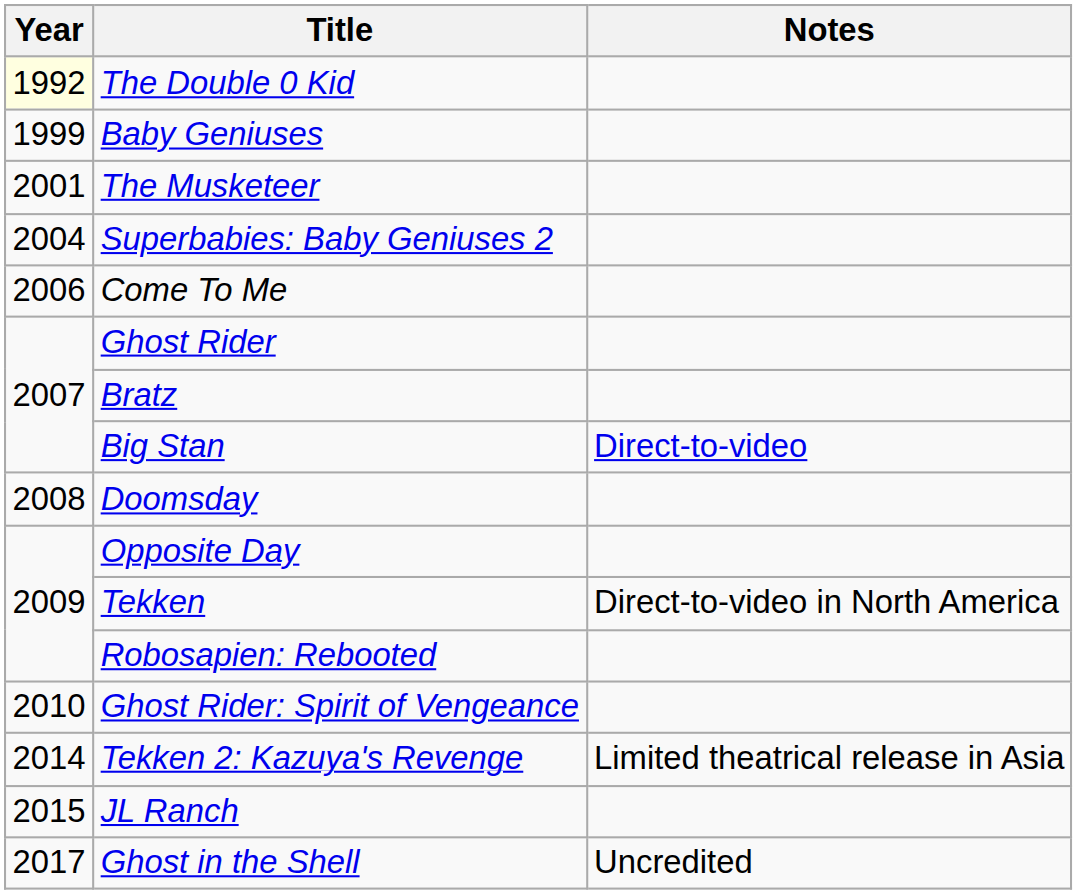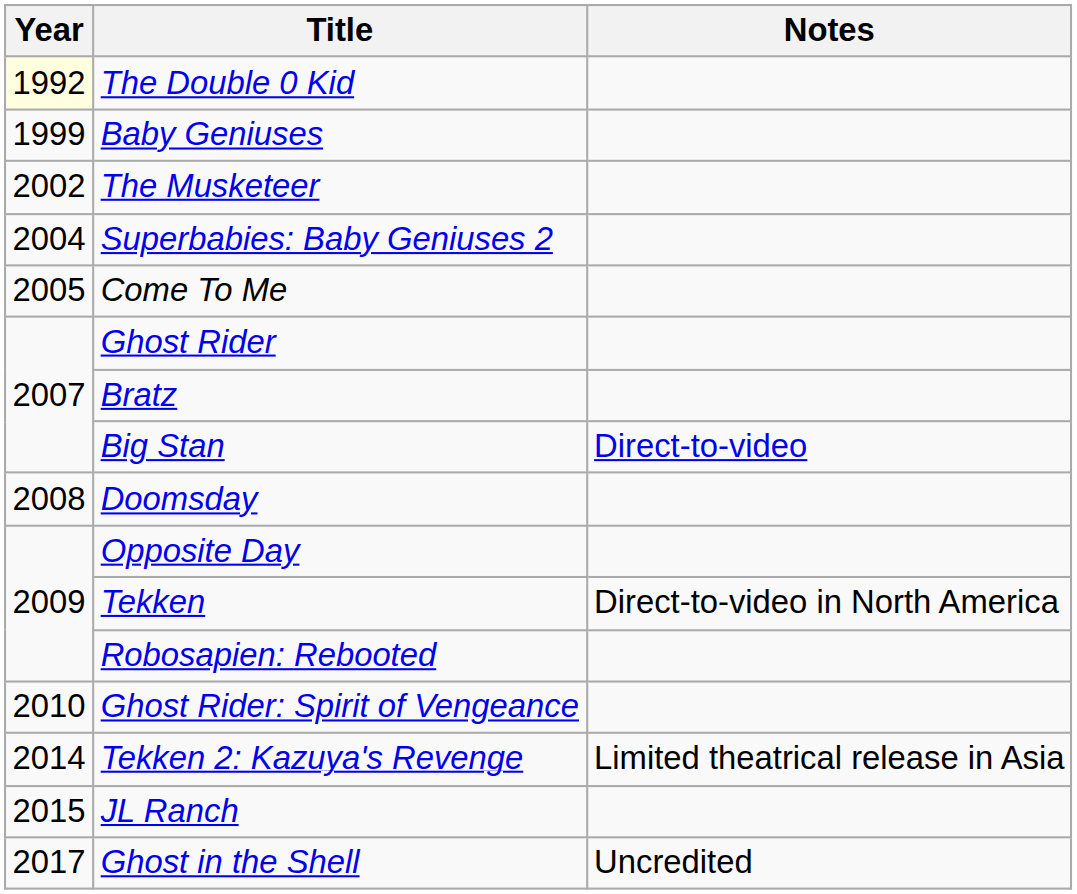(49, 186) 2001 -> (49, 186) 2002
(49, 290) 2006 -> (49, 290) 2005
